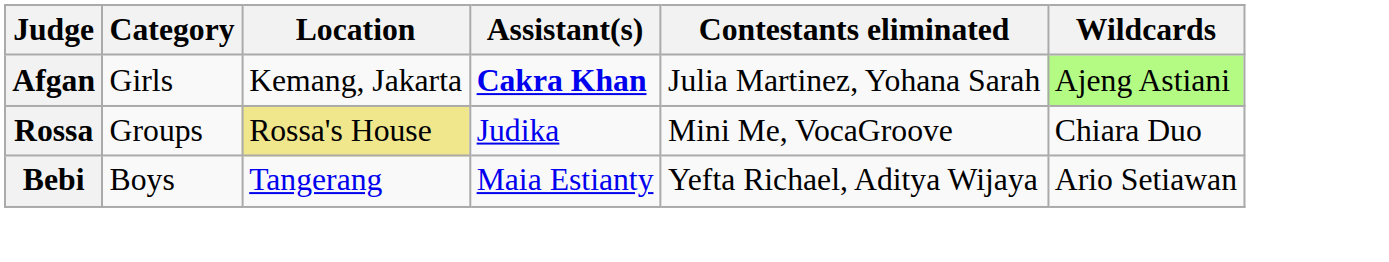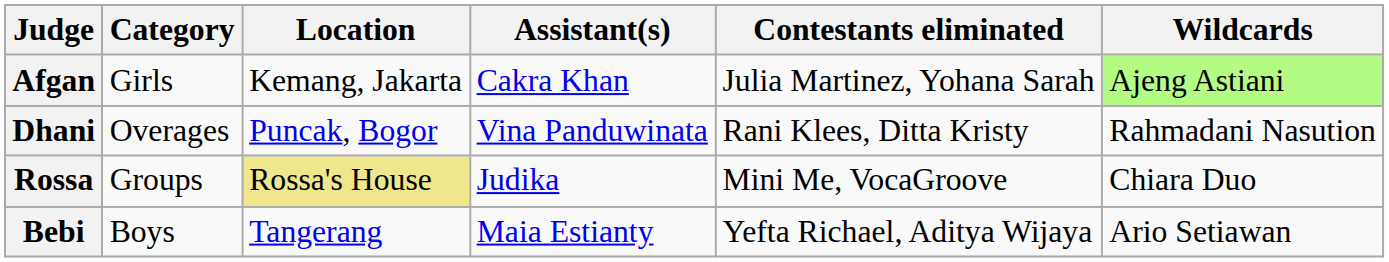(562, 79) bold -> (553, 79) normal
+ row: (54, 130)
